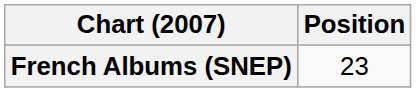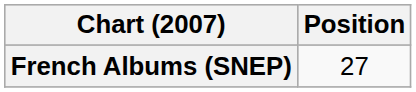(354, 65) 23 -> (354, 65) 27
